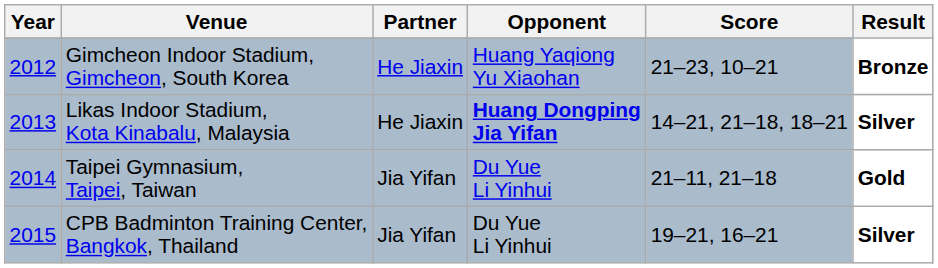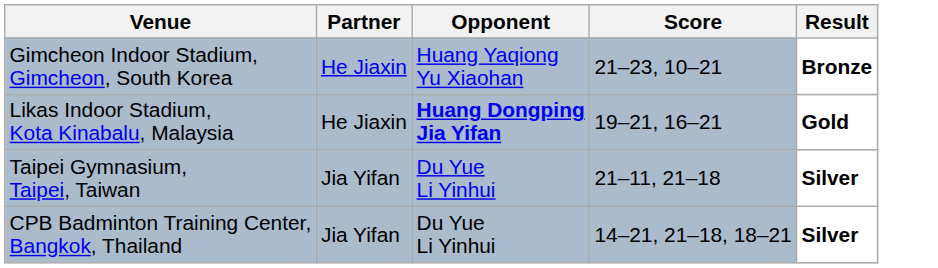- column: (33, 22)
(749, 122) 14–21, 21–18, 18–21 -> (658, 122) 19–21, 16–21
(886, 122) Silver -> (825, 122) Gold
(881, 179) Gold -> (830, 179) Silver
(714, 235) 19–21, 16–21 -> (693, 235) 14–21, 21–18, 18–21
